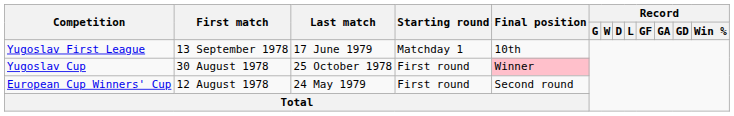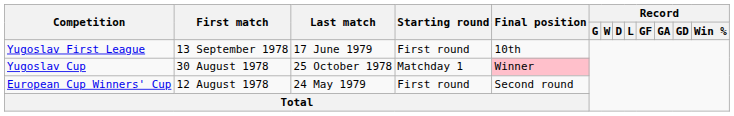(430, 49) Matchday 1 -> (434, 49) First round
(434, 67) First round -> (430, 67) Matchday 1
